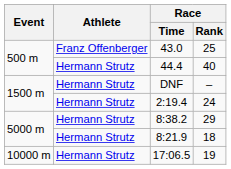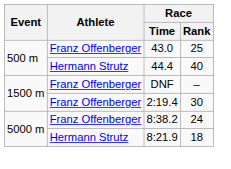(95, 85) Hermann Strutz -> (95, 85) Franz Offenberger
(95, 102) Hermann Strutz -> (95, 102) Franz Offenberger
(209, 102) 24 -> (197, 102) 30
(95, 120) Hermann Strutz -> (95, 120) Franz Offenberger
(209, 120) 29 -> (197, 120) 24
- row: (171, 156)
